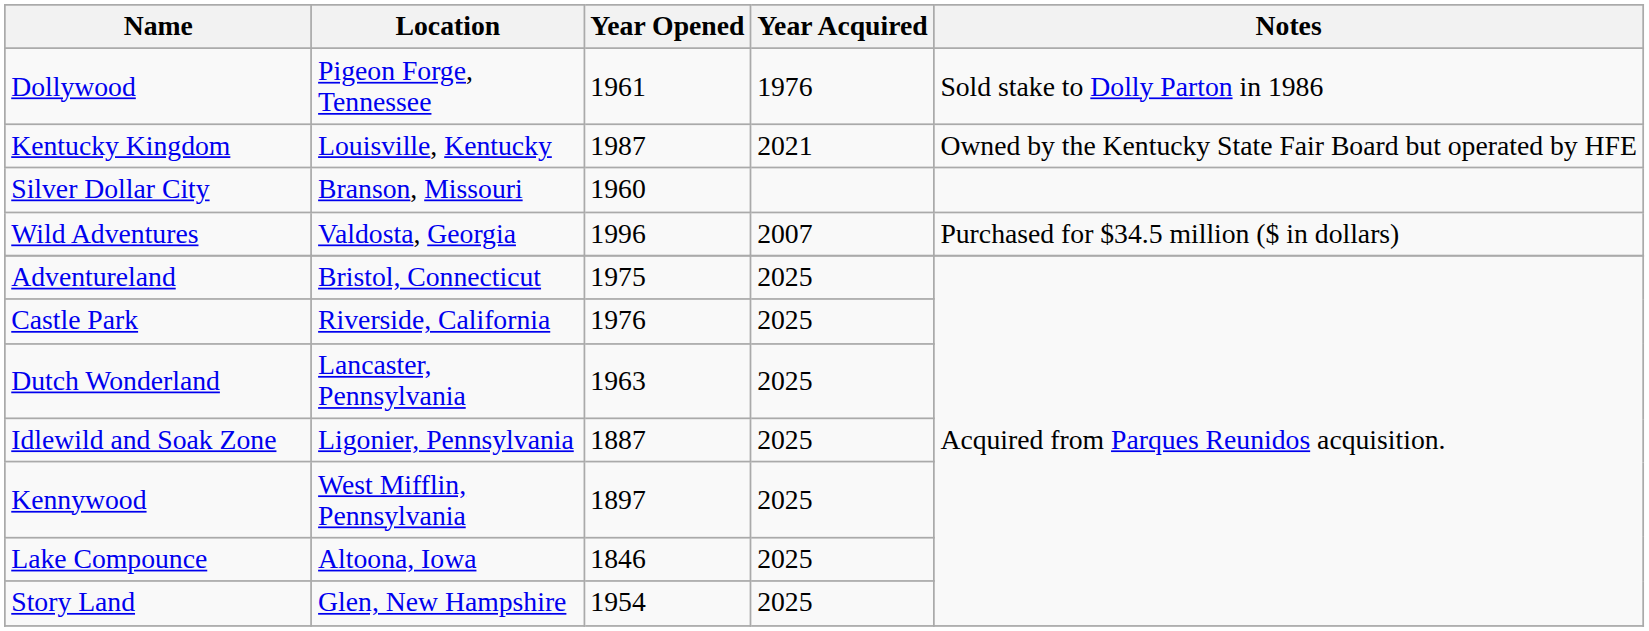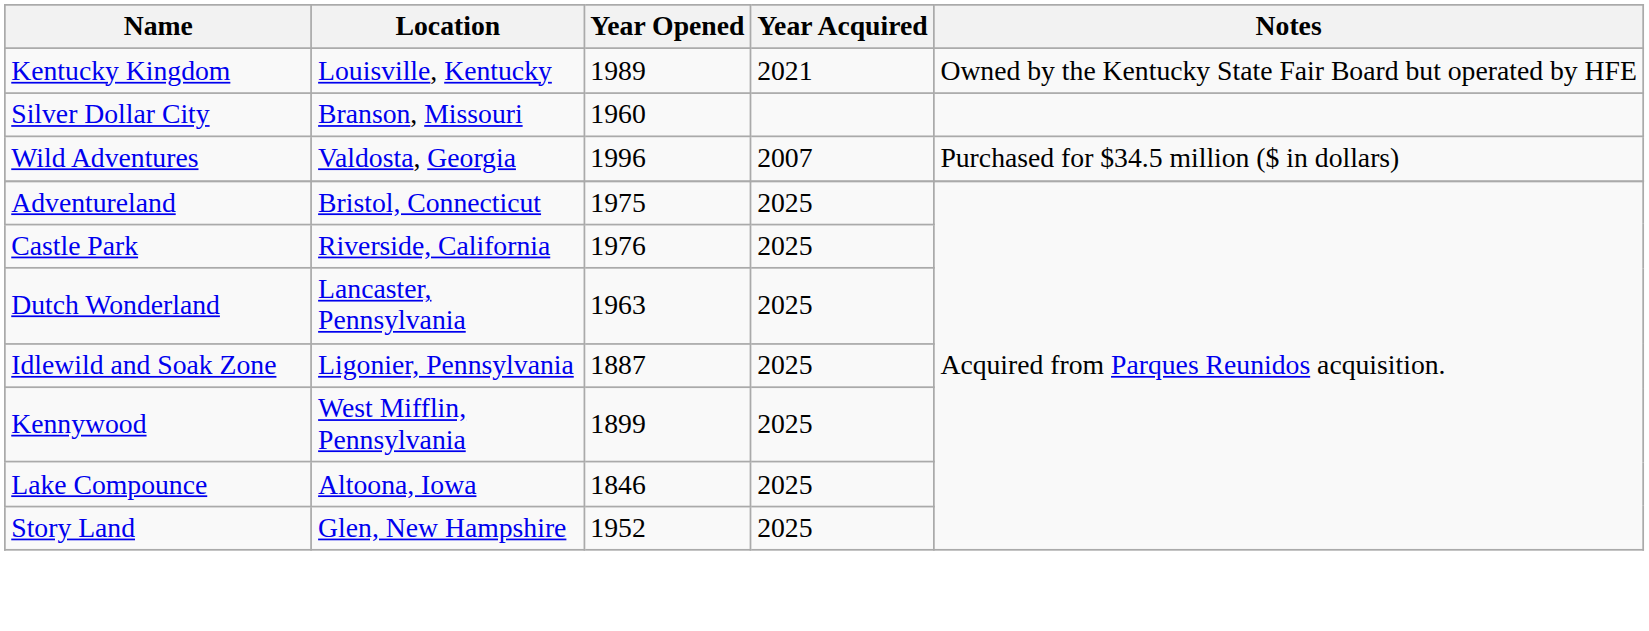- row: (74, 85)
(618, 145) 1987 -> (618, 70) 1989
(618, 499) 1897 -> (618, 424) 1899
(618, 602) 1954 -> (618, 527) 1952
